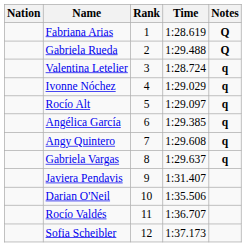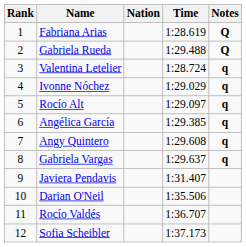columns swapped: (147, 13) <-> (24, 13)
